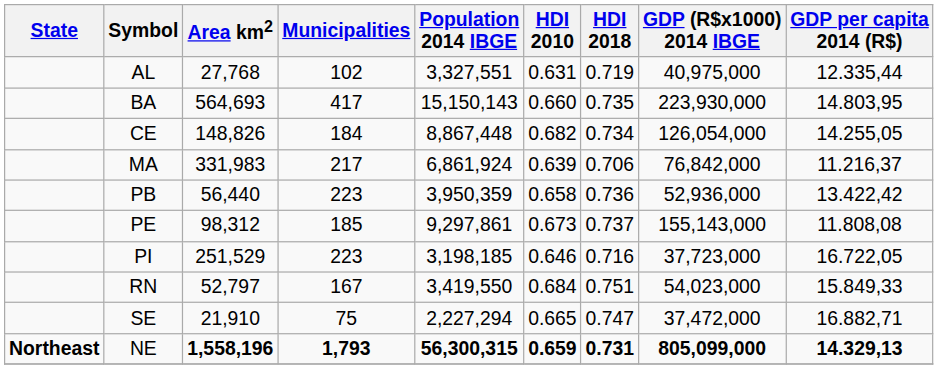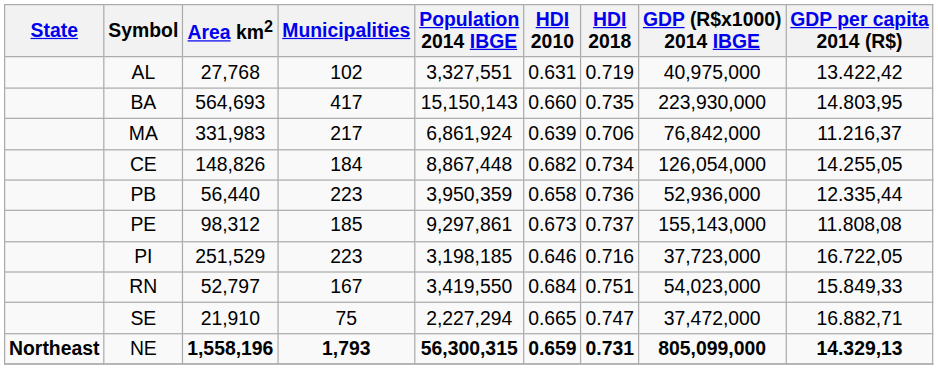(860, 72) 12.335,44 -> (860, 72) 13.422,42
rows swapped: (143, 133) <-> (143, 164)
(860, 195) 13.422,42 -> (860, 195) 12.335,44
